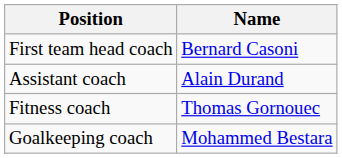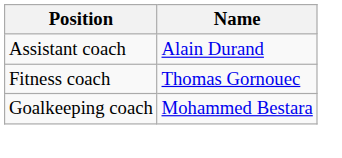- row: (91, 49)
